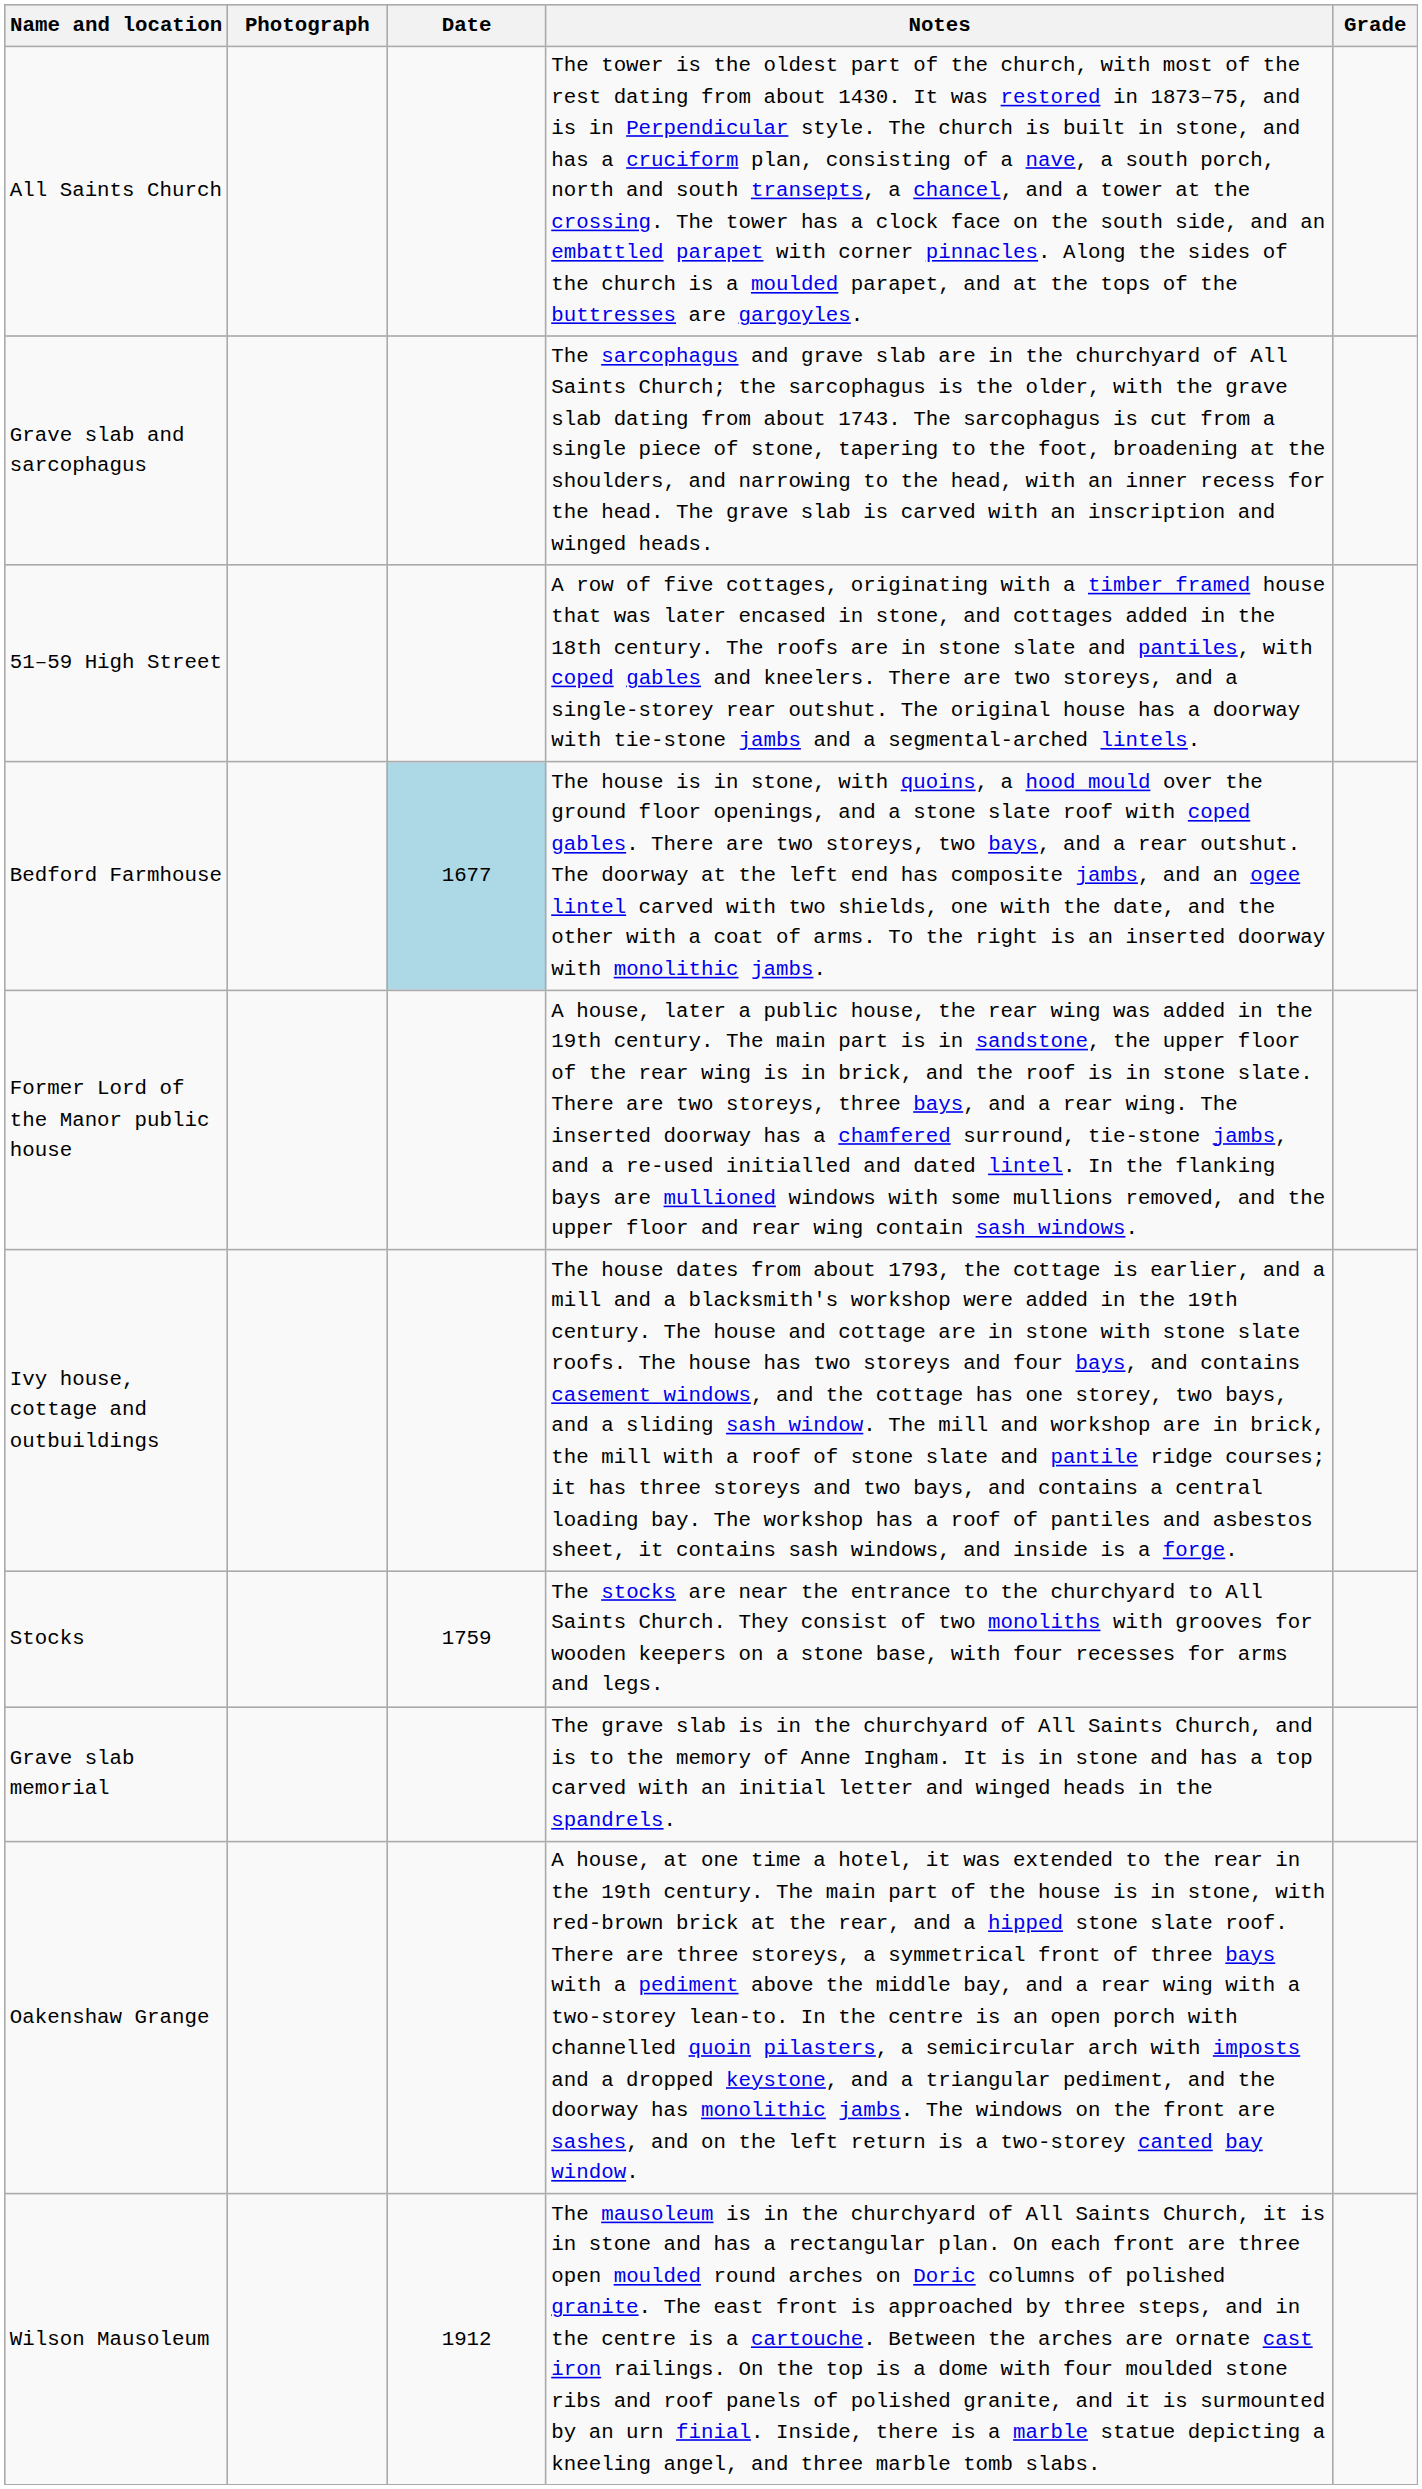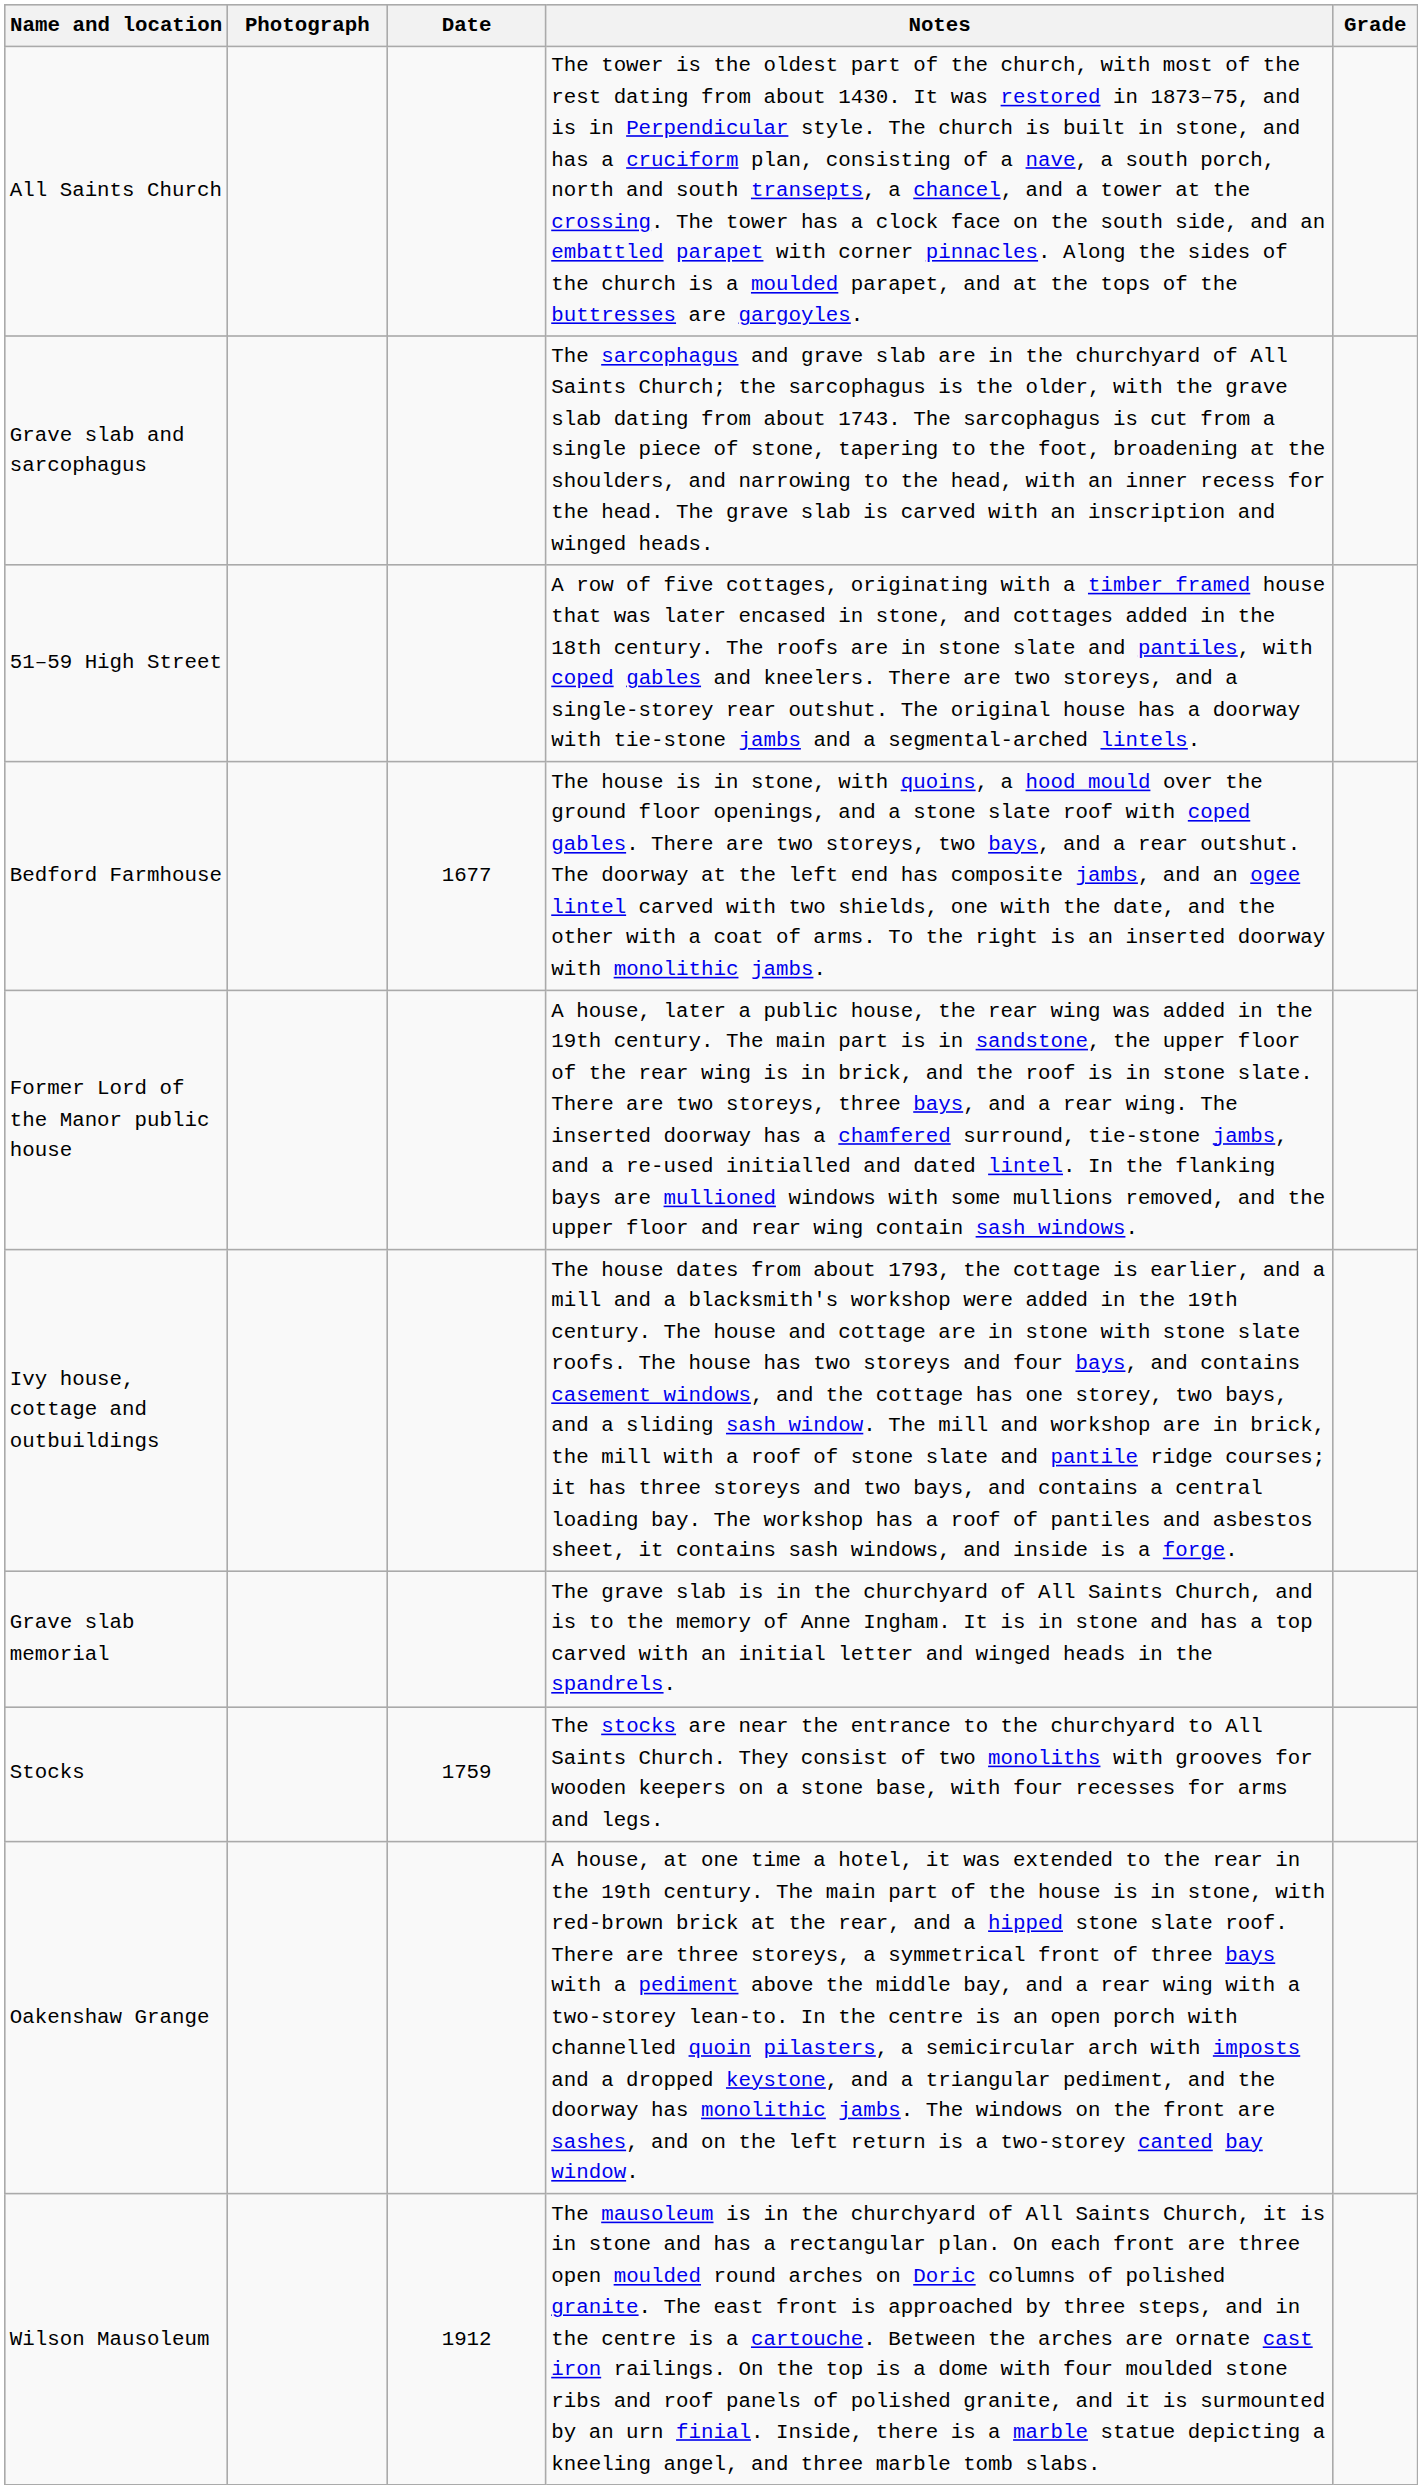(467, 876) lightblue background -> (467, 876) no background
rows swapped: (72, 1773) <-> (47, 1639)
